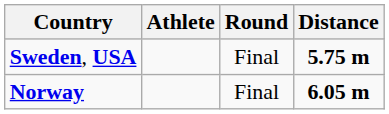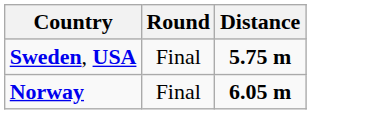- column: (181, 21)
